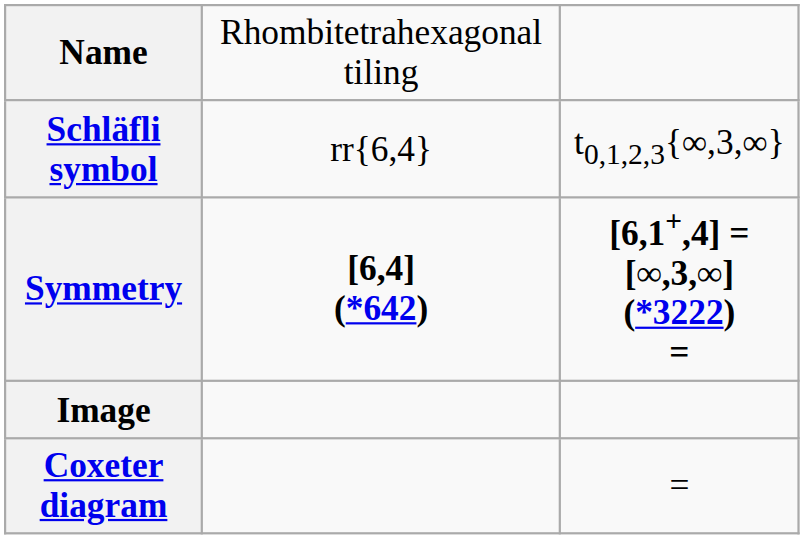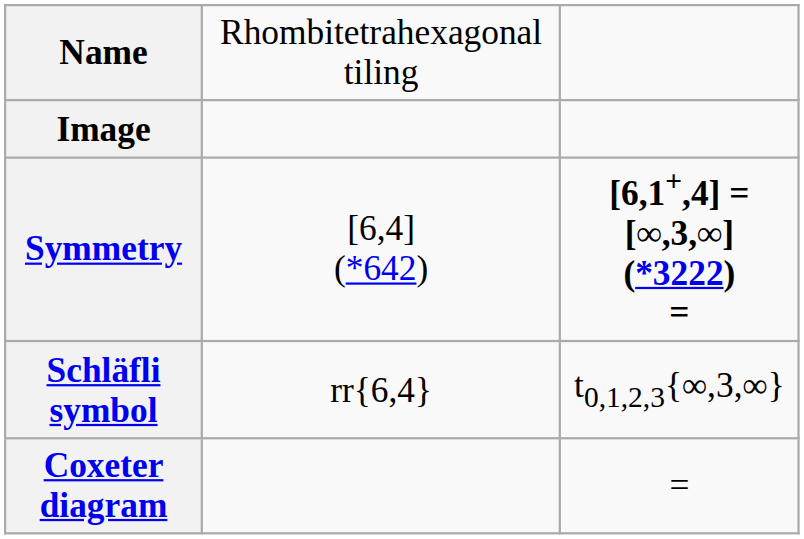rows swapped: (104, 409) <-> (104, 148)
(381, 288) bold -> (381, 248) normal
